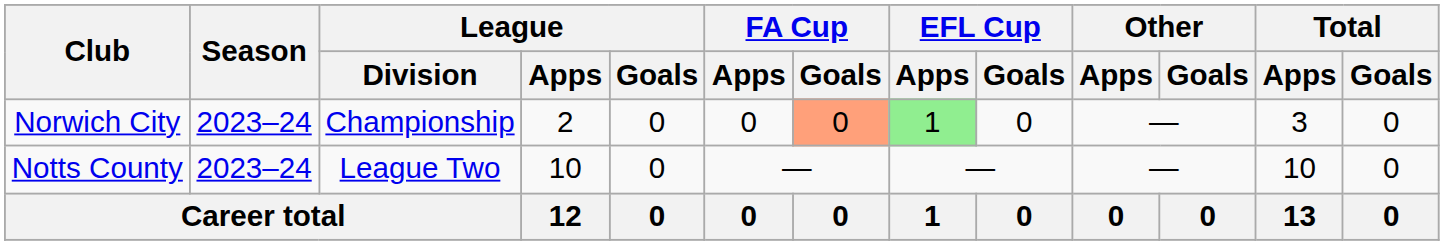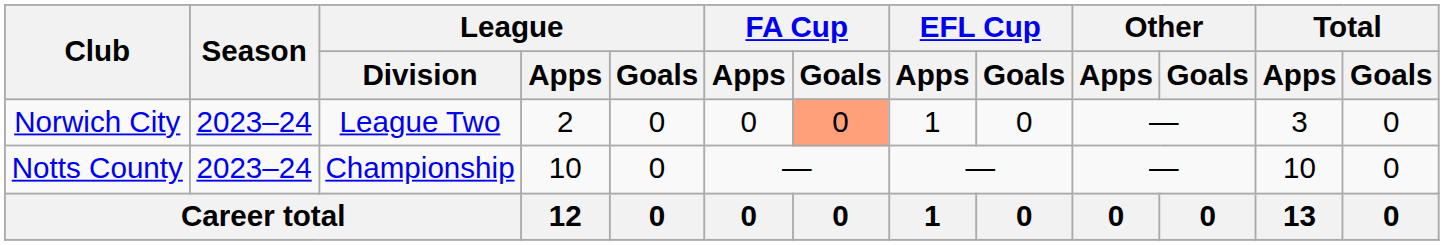(420, 121) Championship -> (420, 121) League Two
(932, 121) lightgreen background -> (932, 121) no background
(420, 168) League Two -> (420, 168) Championship
